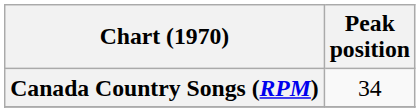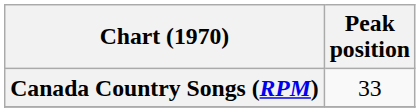(370, 87) 34 -> (370, 87) 33
